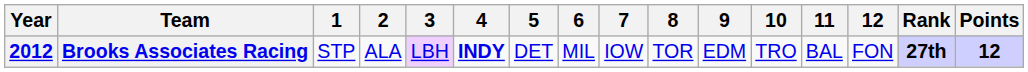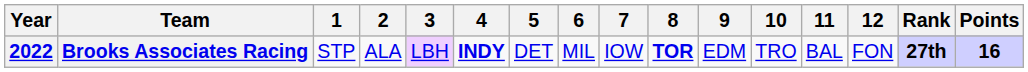(31, 51) 2012 -> (31, 51) 2022
(673, 51) normal -> (673, 51) bold
(989, 51) 12 -> (989, 51) 16
